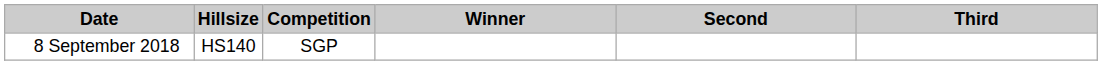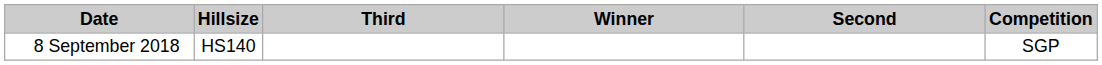columns swapped: (319, 18) <-> (976, 18)
